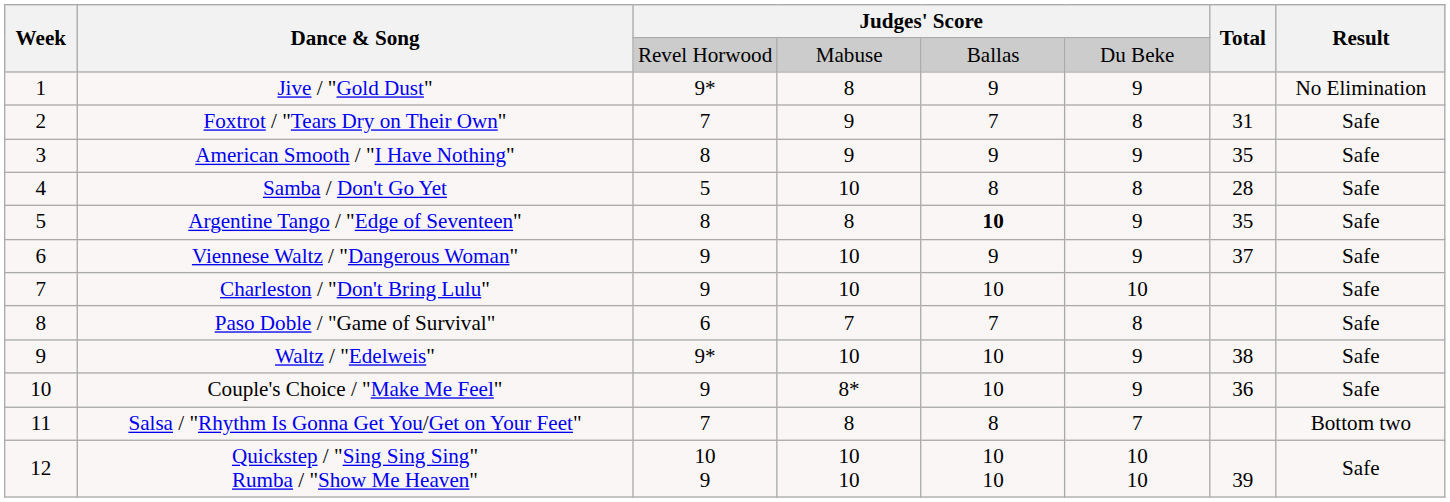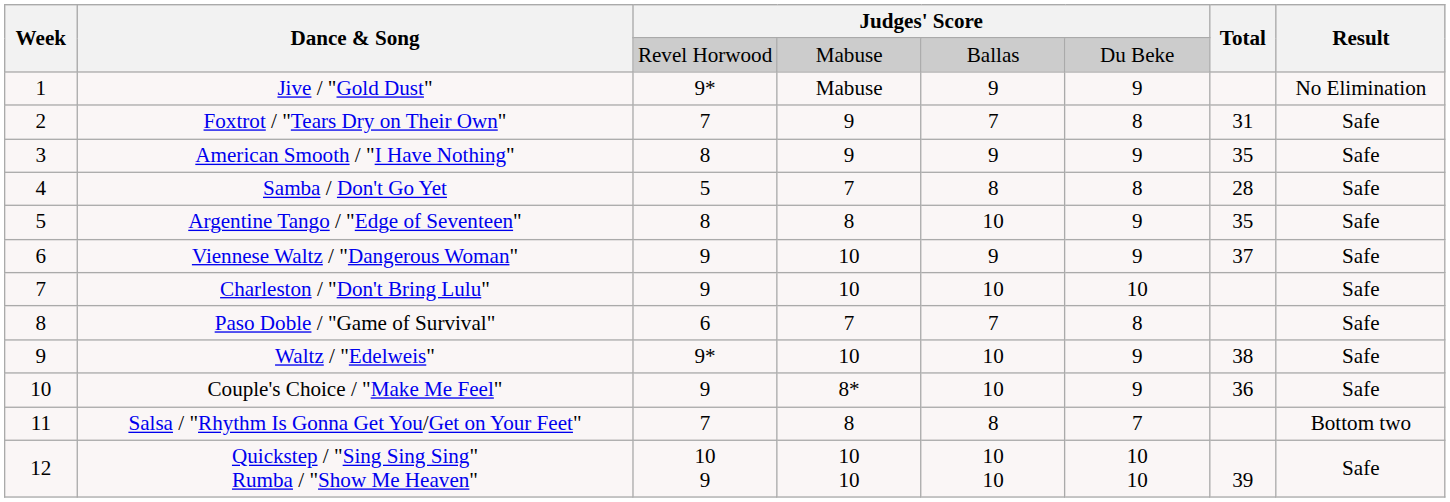(849, 88) 8 -> (849, 88) Mabuse
(849, 188) 10 -> (849, 188) 7
(993, 222) bold -> (993, 222) normal
